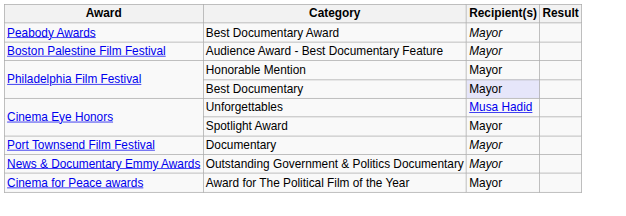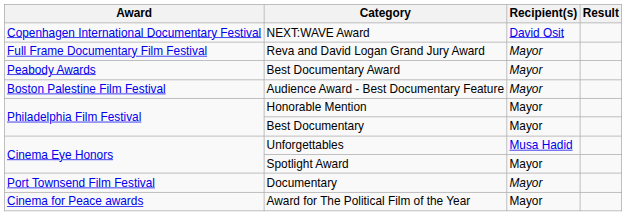+ row: (318, 32)
+ row: (376, 51)
(486, 88) lavender background -> (526, 126) no background
- row: (335, 164)
